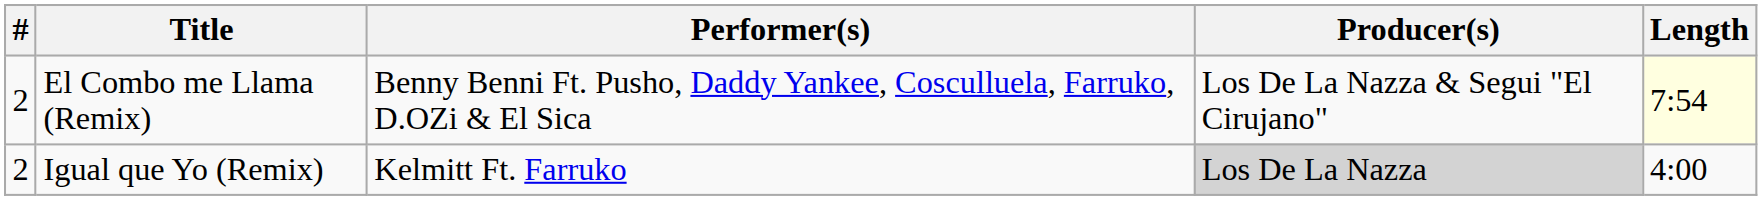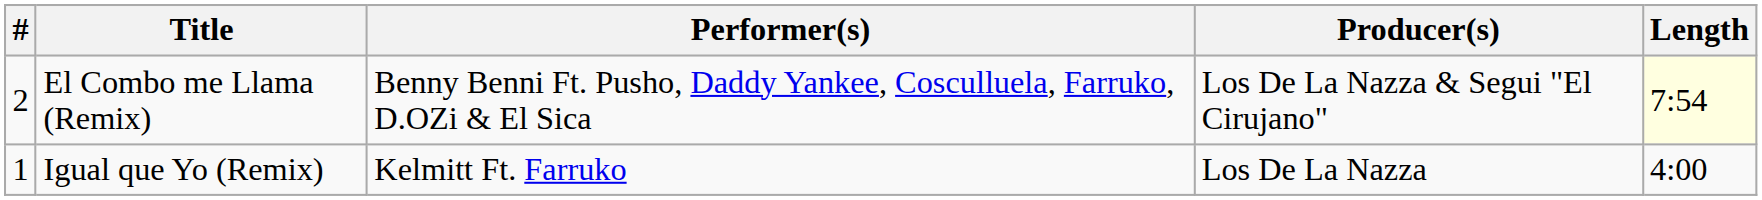(21, 169) 2 -> (21, 169) 1
(1314, 169) lightgrey background -> (1314, 169) no background
